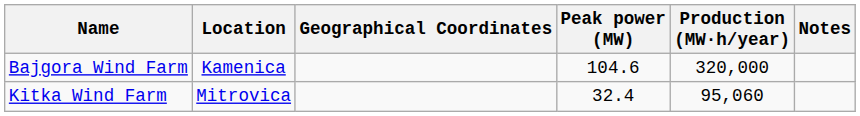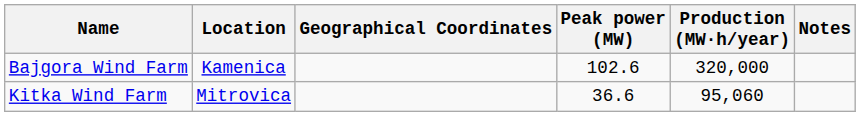(613, 68) 104.6 -> (613, 68) 102.6
(613, 96) 32.4 -> (613, 96) 36.6
